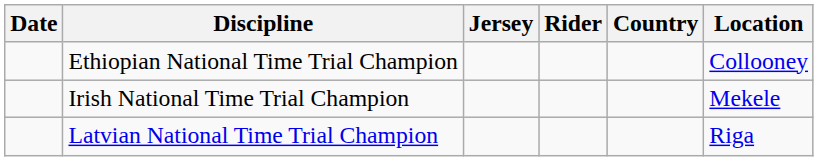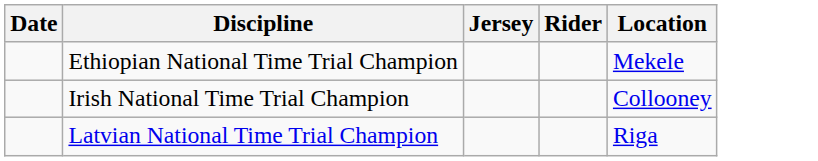- column: (656, 23)
(759, 60) Collooney -> (648, 60) Mekele
(745, 98) Mekele -> (662, 98) Collooney
